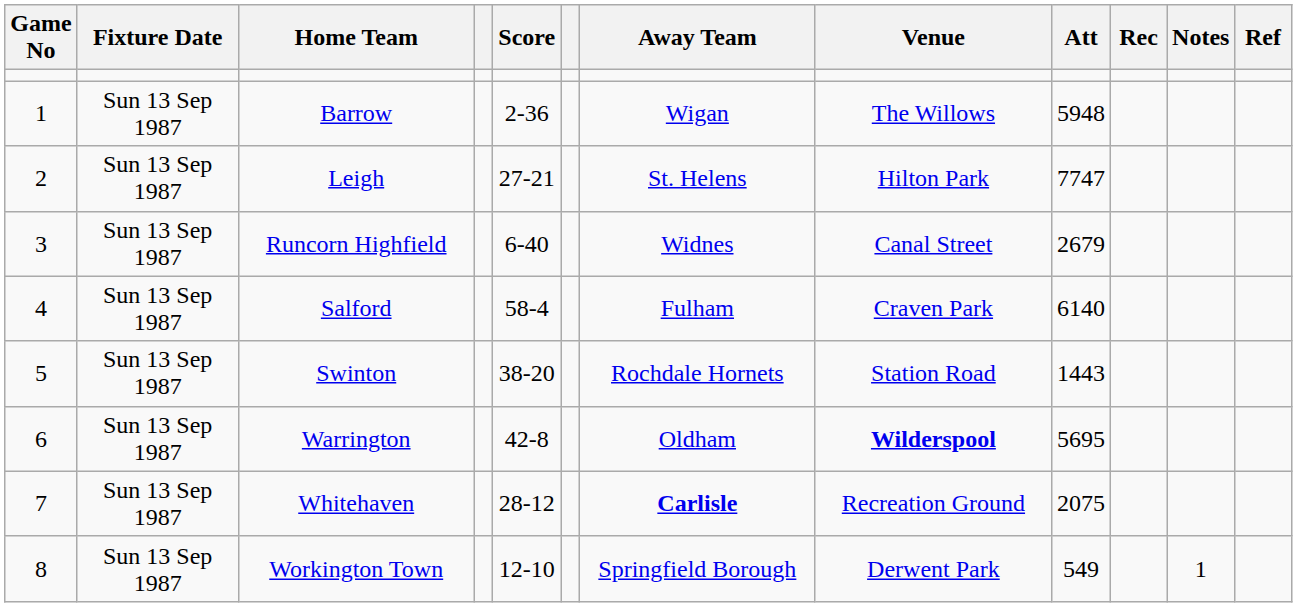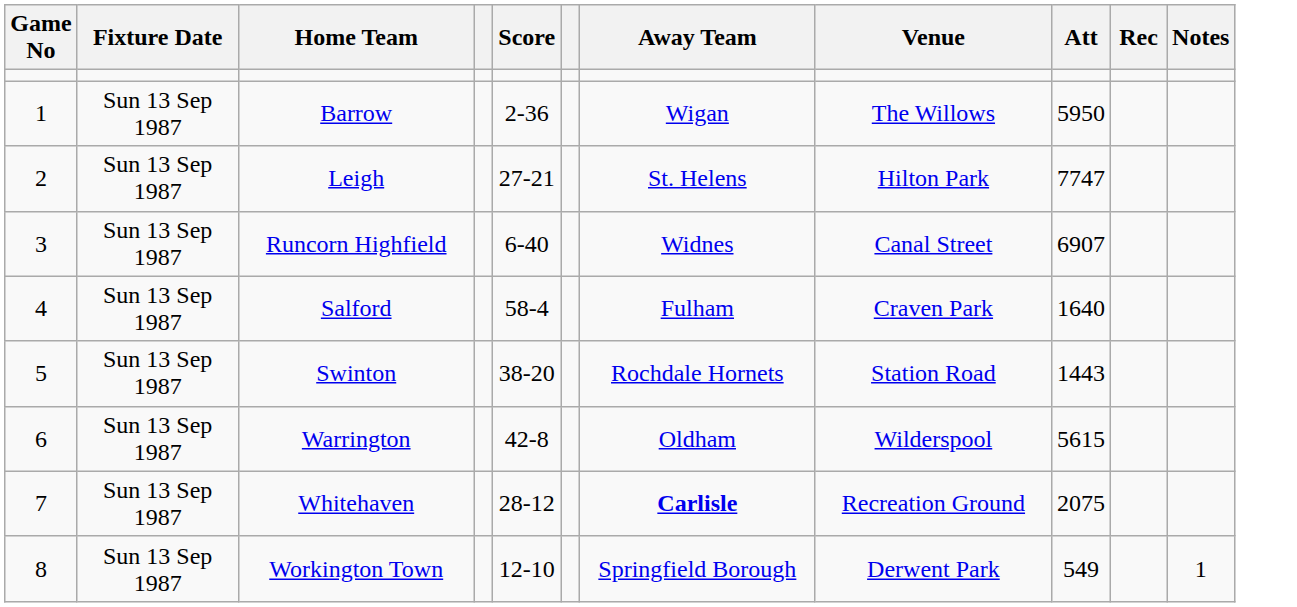- column: (1263, 37)
(1081, 113) 5948 -> (1081, 113) 5950
(1081, 243) 2679 -> (1081, 243) 6907
(1081, 308) 6140 -> (1081, 308) 1640
(933, 438) bold -> (933, 438) normal
(1081, 438) 5695 -> (1081, 438) 5615
